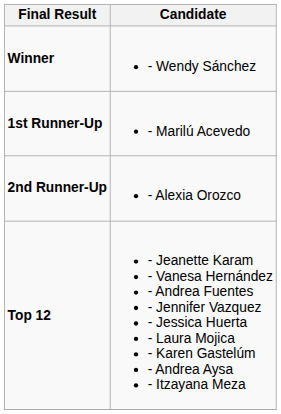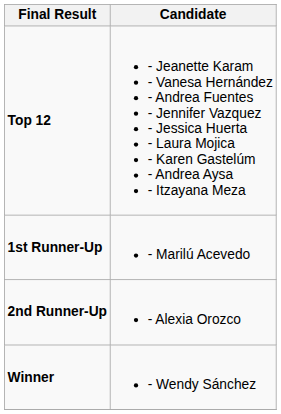rows swapped: (31, 58) <-> (29, 315)
